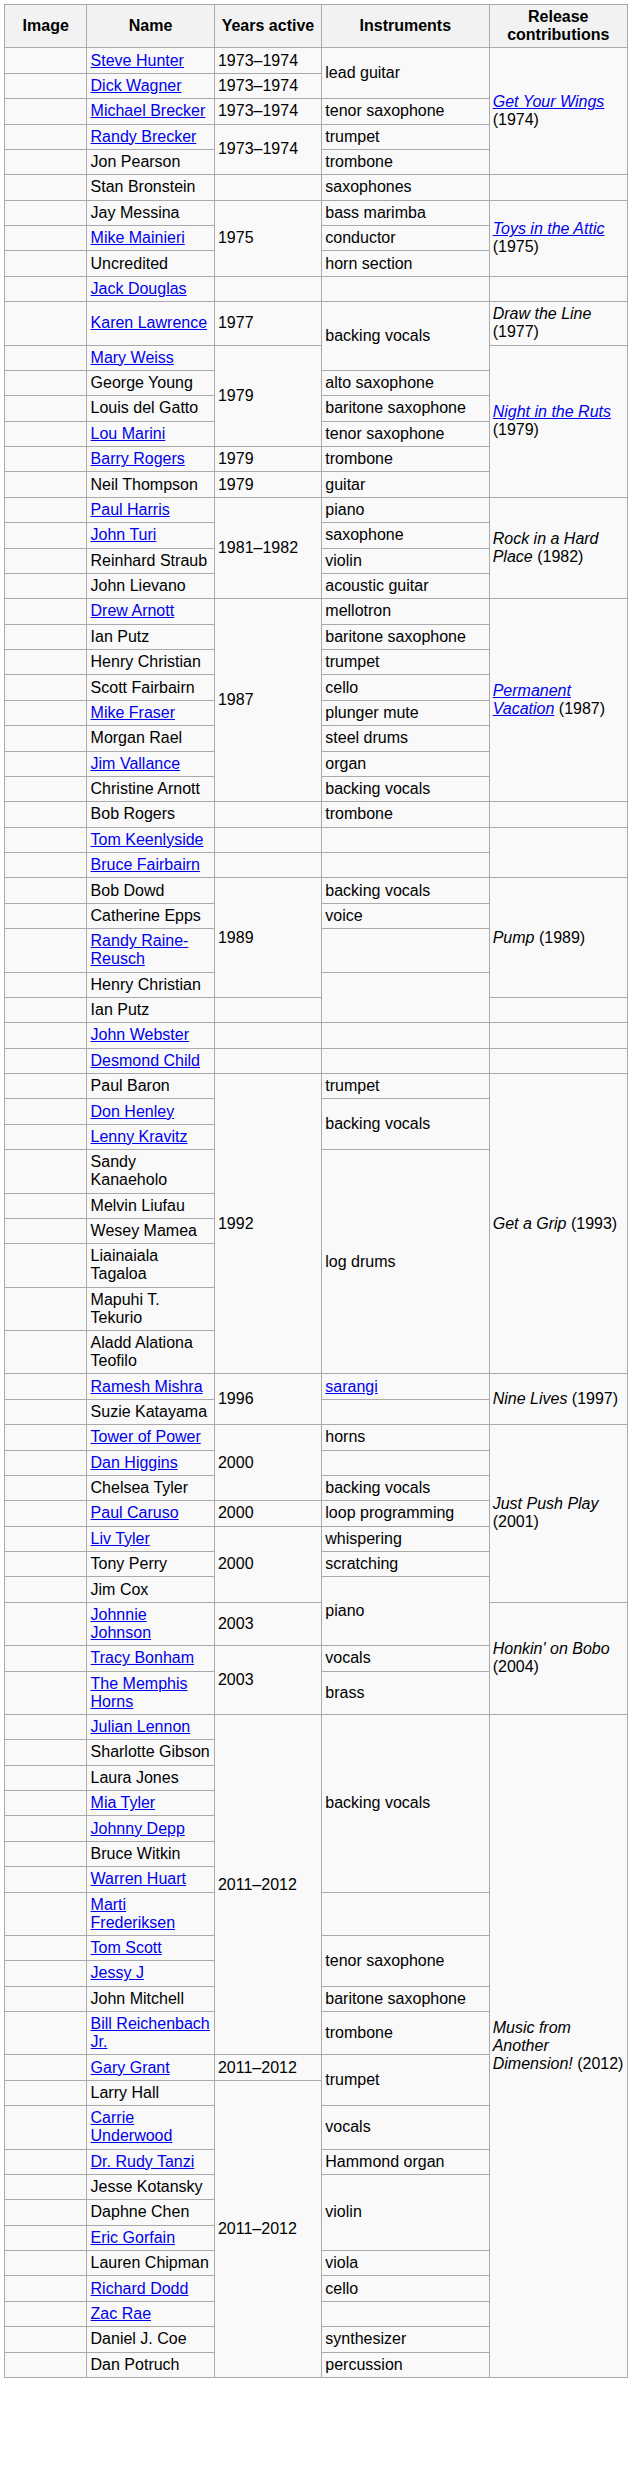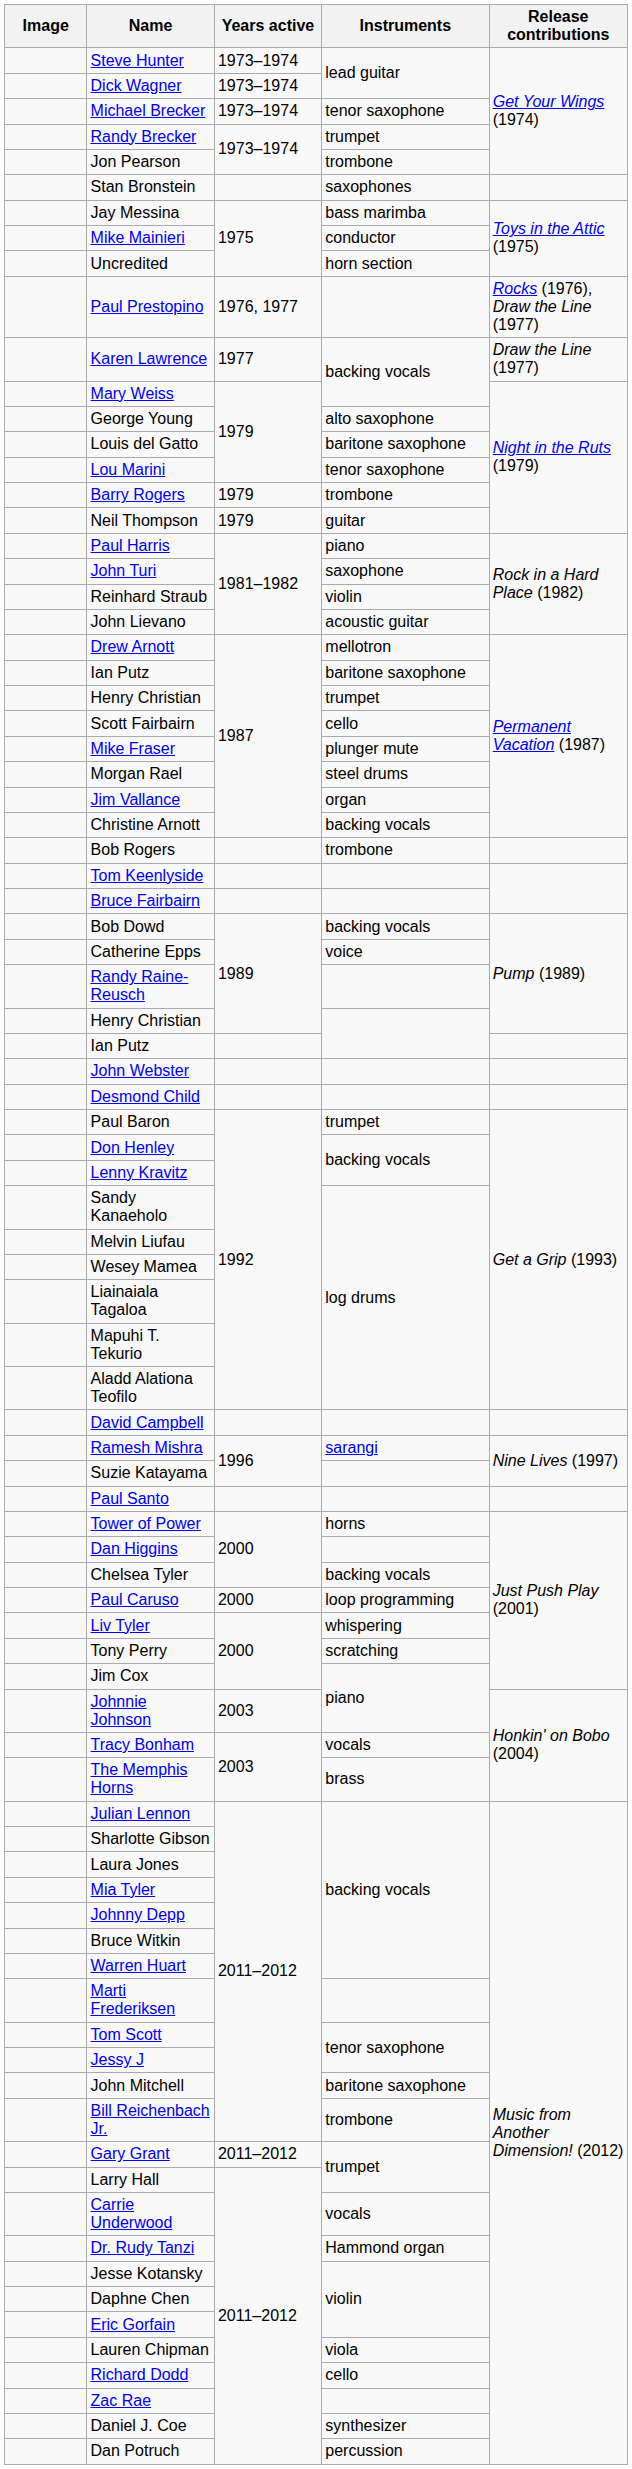+ row: (147, 306)
- row: (139, 288)
+ row: (147, 1422)
+ row: (130, 1498)
